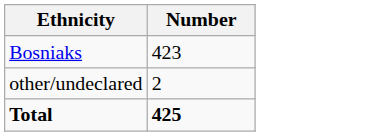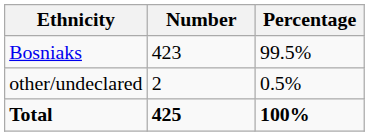+ column: (310, 20)
